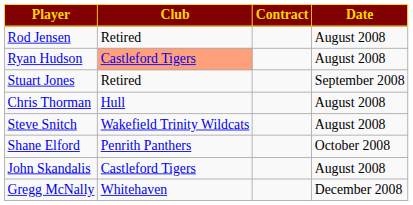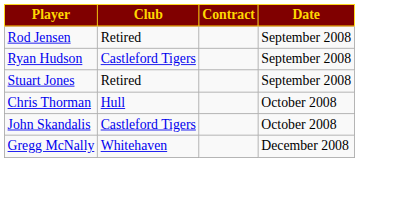(350, 37) August 2008 -> (306, 37) September 2008
(148, 59) lightsalmon background -> (148, 59) no background
(350, 59) August 2008 -> (306, 59) September 2008
(350, 102) August 2008 -> (299, 102) October 2008
- row: (42, 124)
- row: (44, 146)
(350, 168) August 2008 -> (299, 124) October 2008
